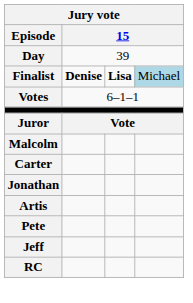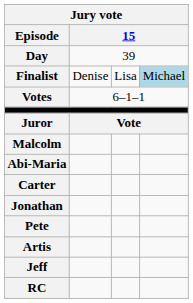(84, 76) bold -> (90, 76) normal
(120, 76) bold -> (126, 76) normal
+ row: (37, 164)
rows swapped: (33, 226) <-> (33, 205)
